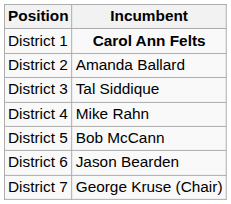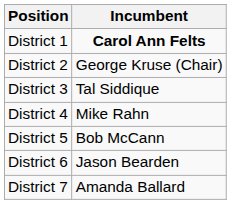(130, 65) Amanda Ballard -> (149, 65) George Kruse (Chair)
(149, 187) George Kruse (Chair) -> (130, 187) Amanda Ballard
